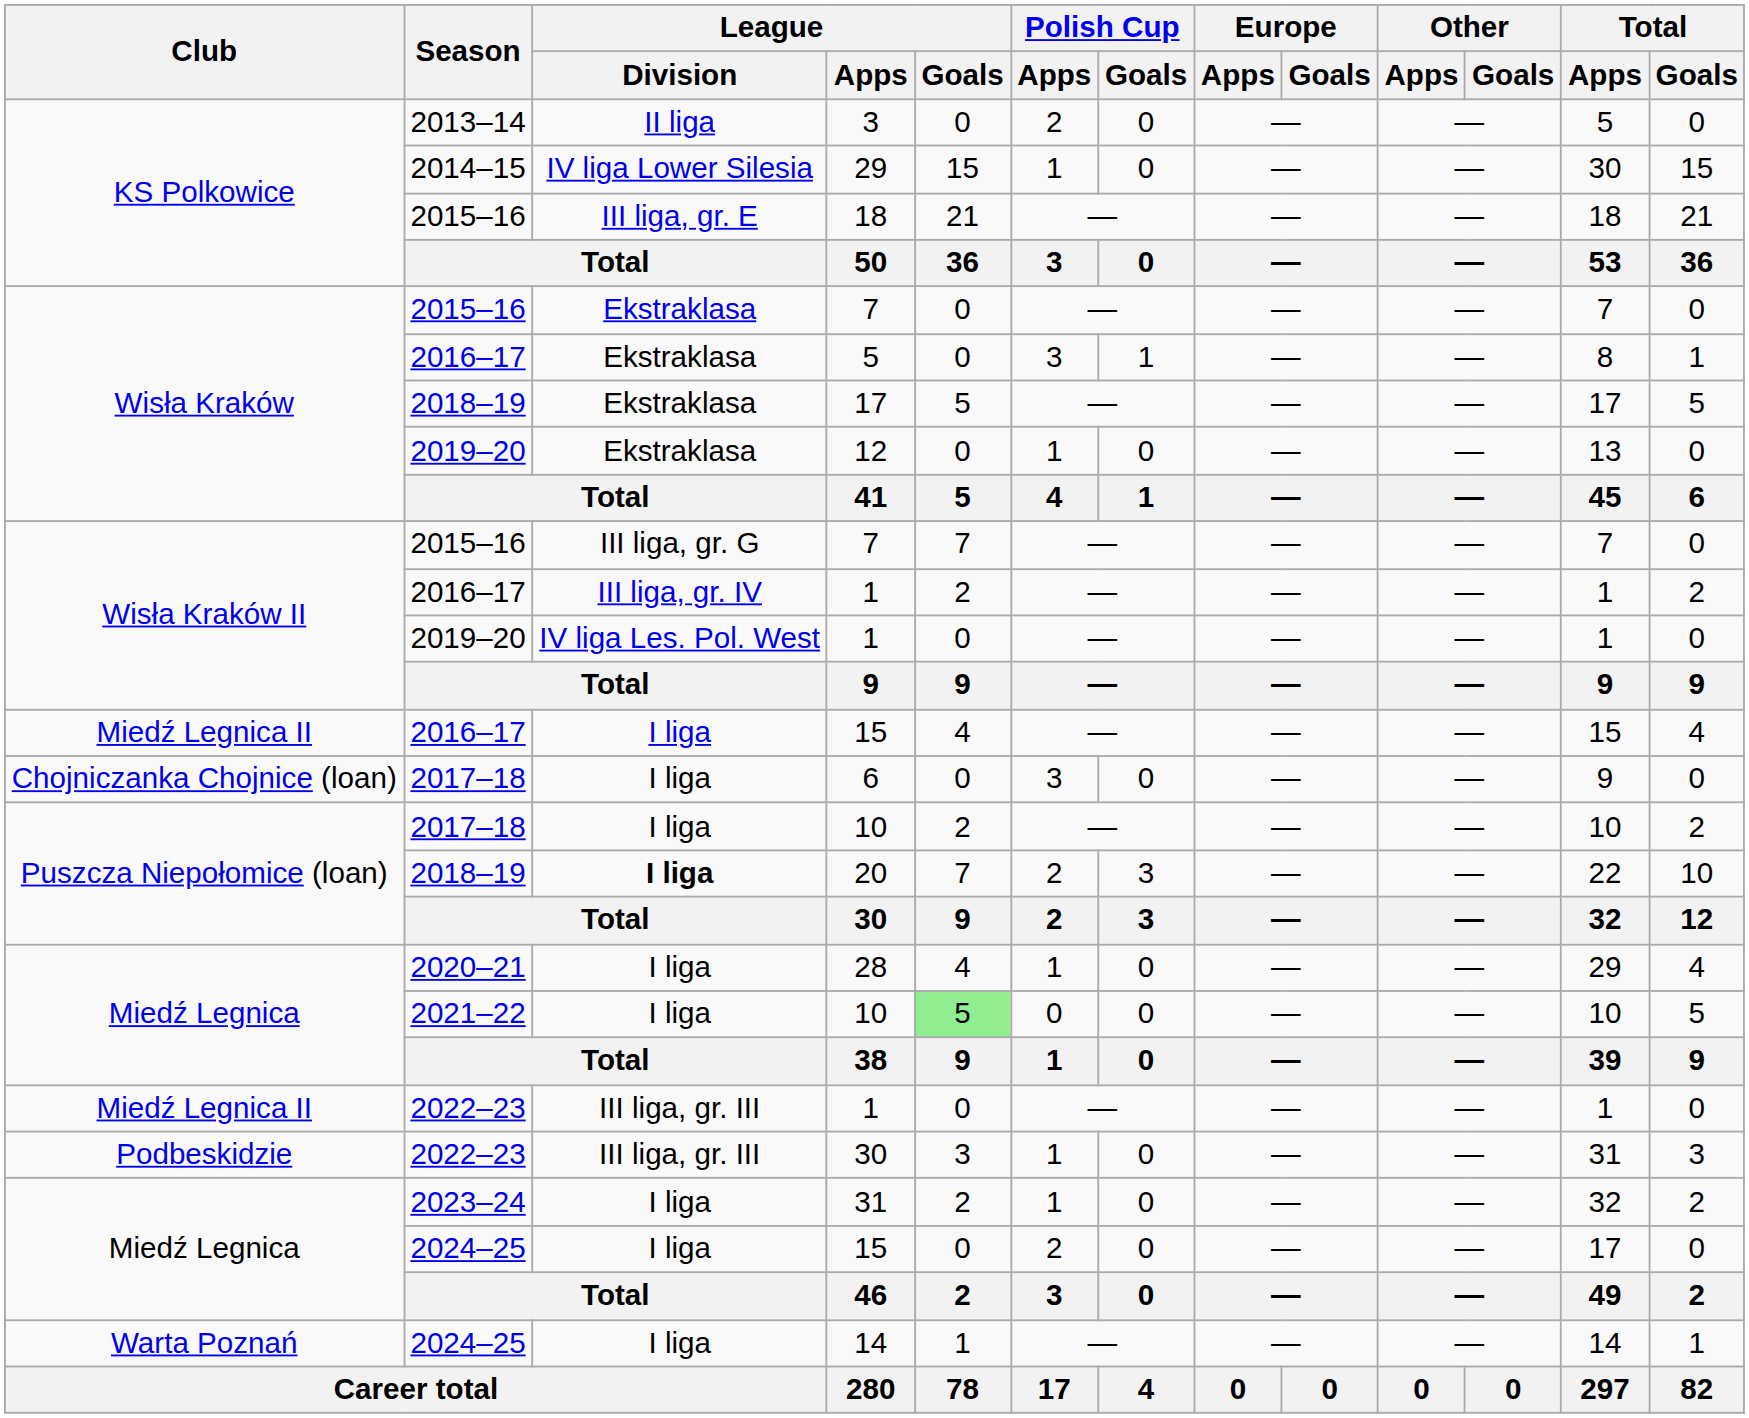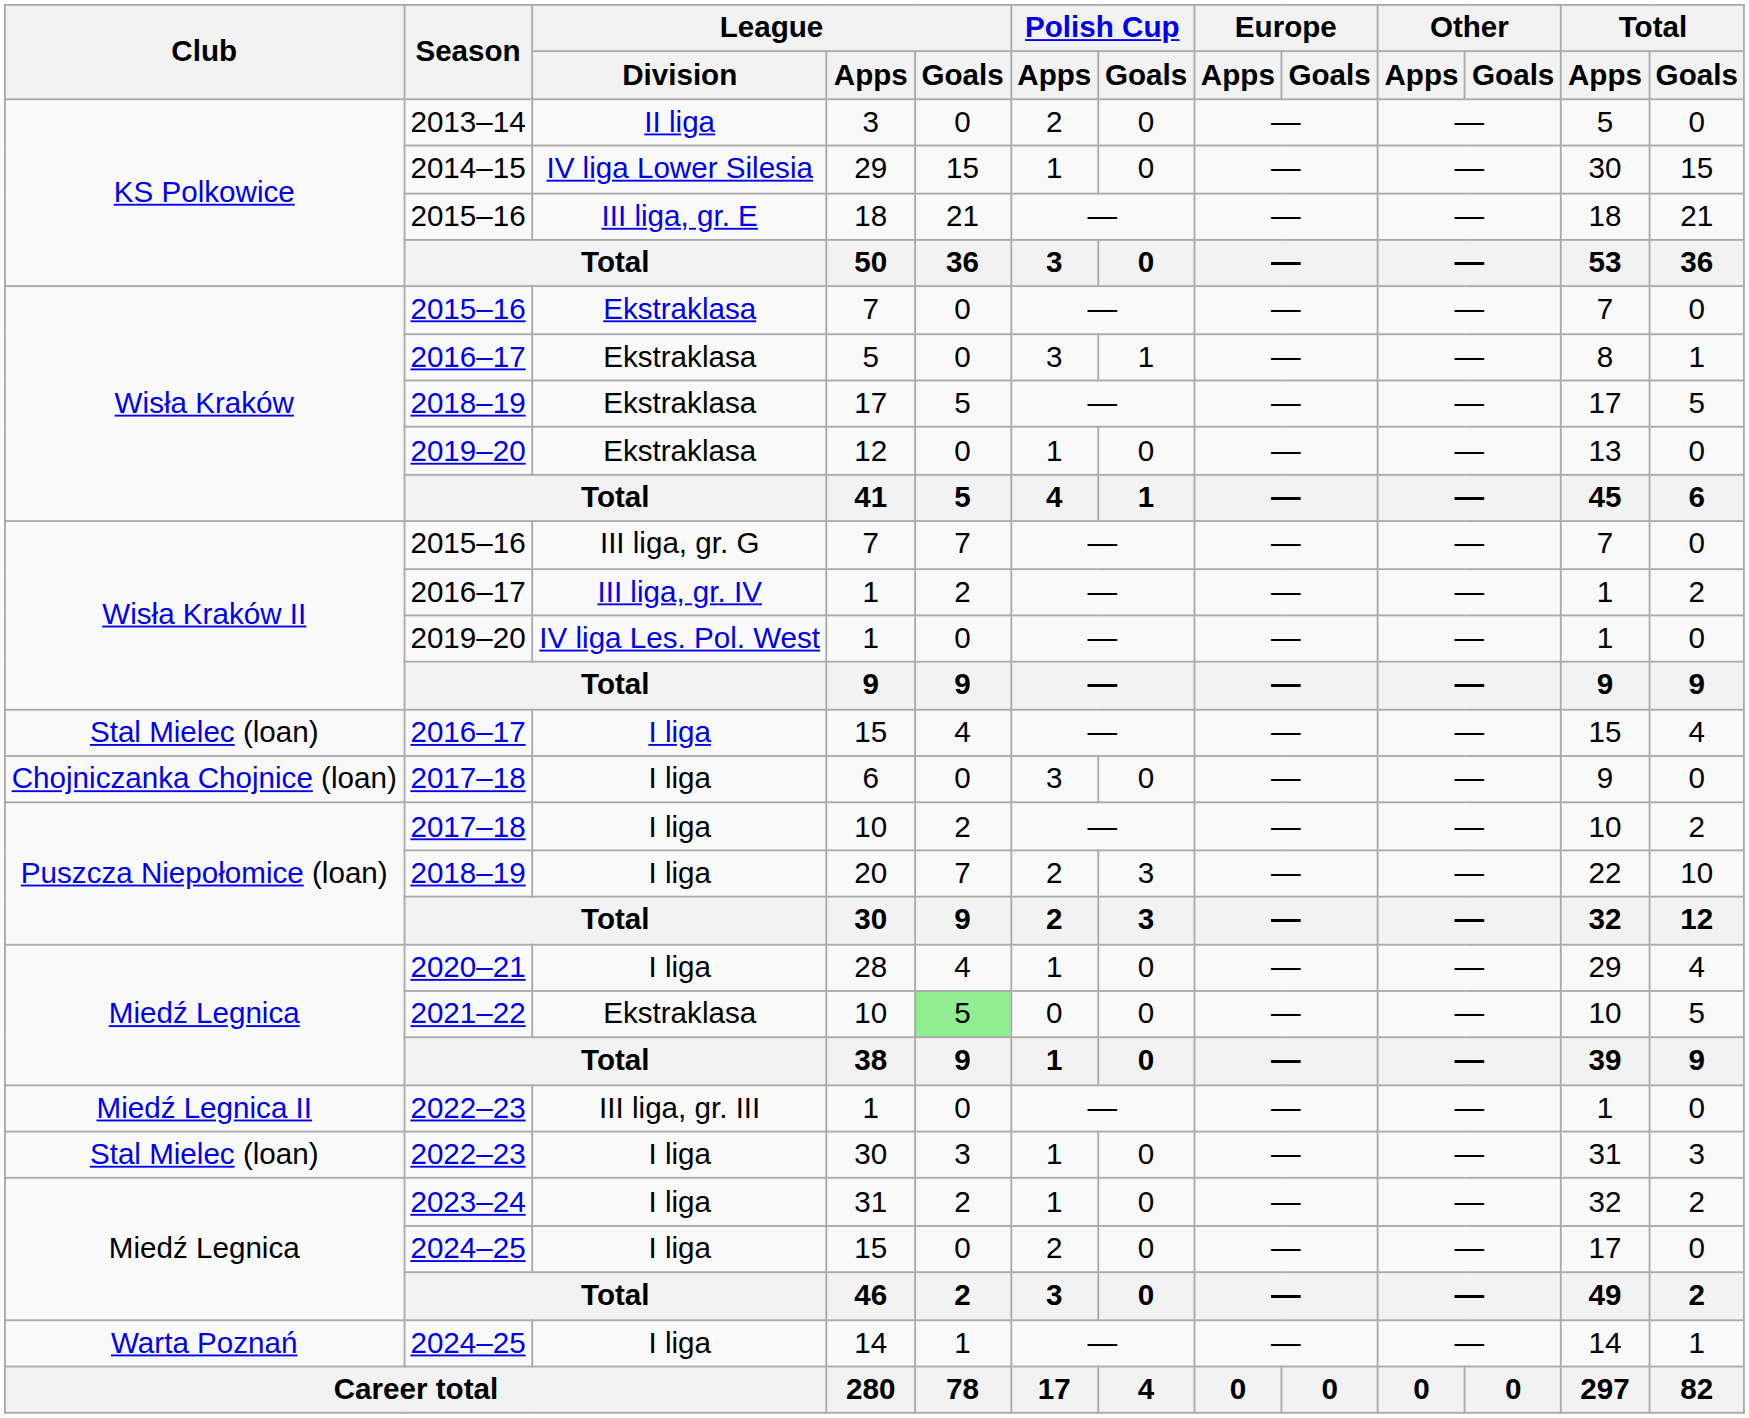(204, 732) Miedź Legnica II -> (204, 732) Stal Mielec (loan)
(680, 872) bold -> (680, 872) normal
(680, 1013) I liga -> (680, 1013) Ekstraklasa
(204, 1154) Podbeskidzie -> (204, 1154) Stal Mielec (loan)
(680, 1154) III liga, gr. III -> (680, 1154) I liga
